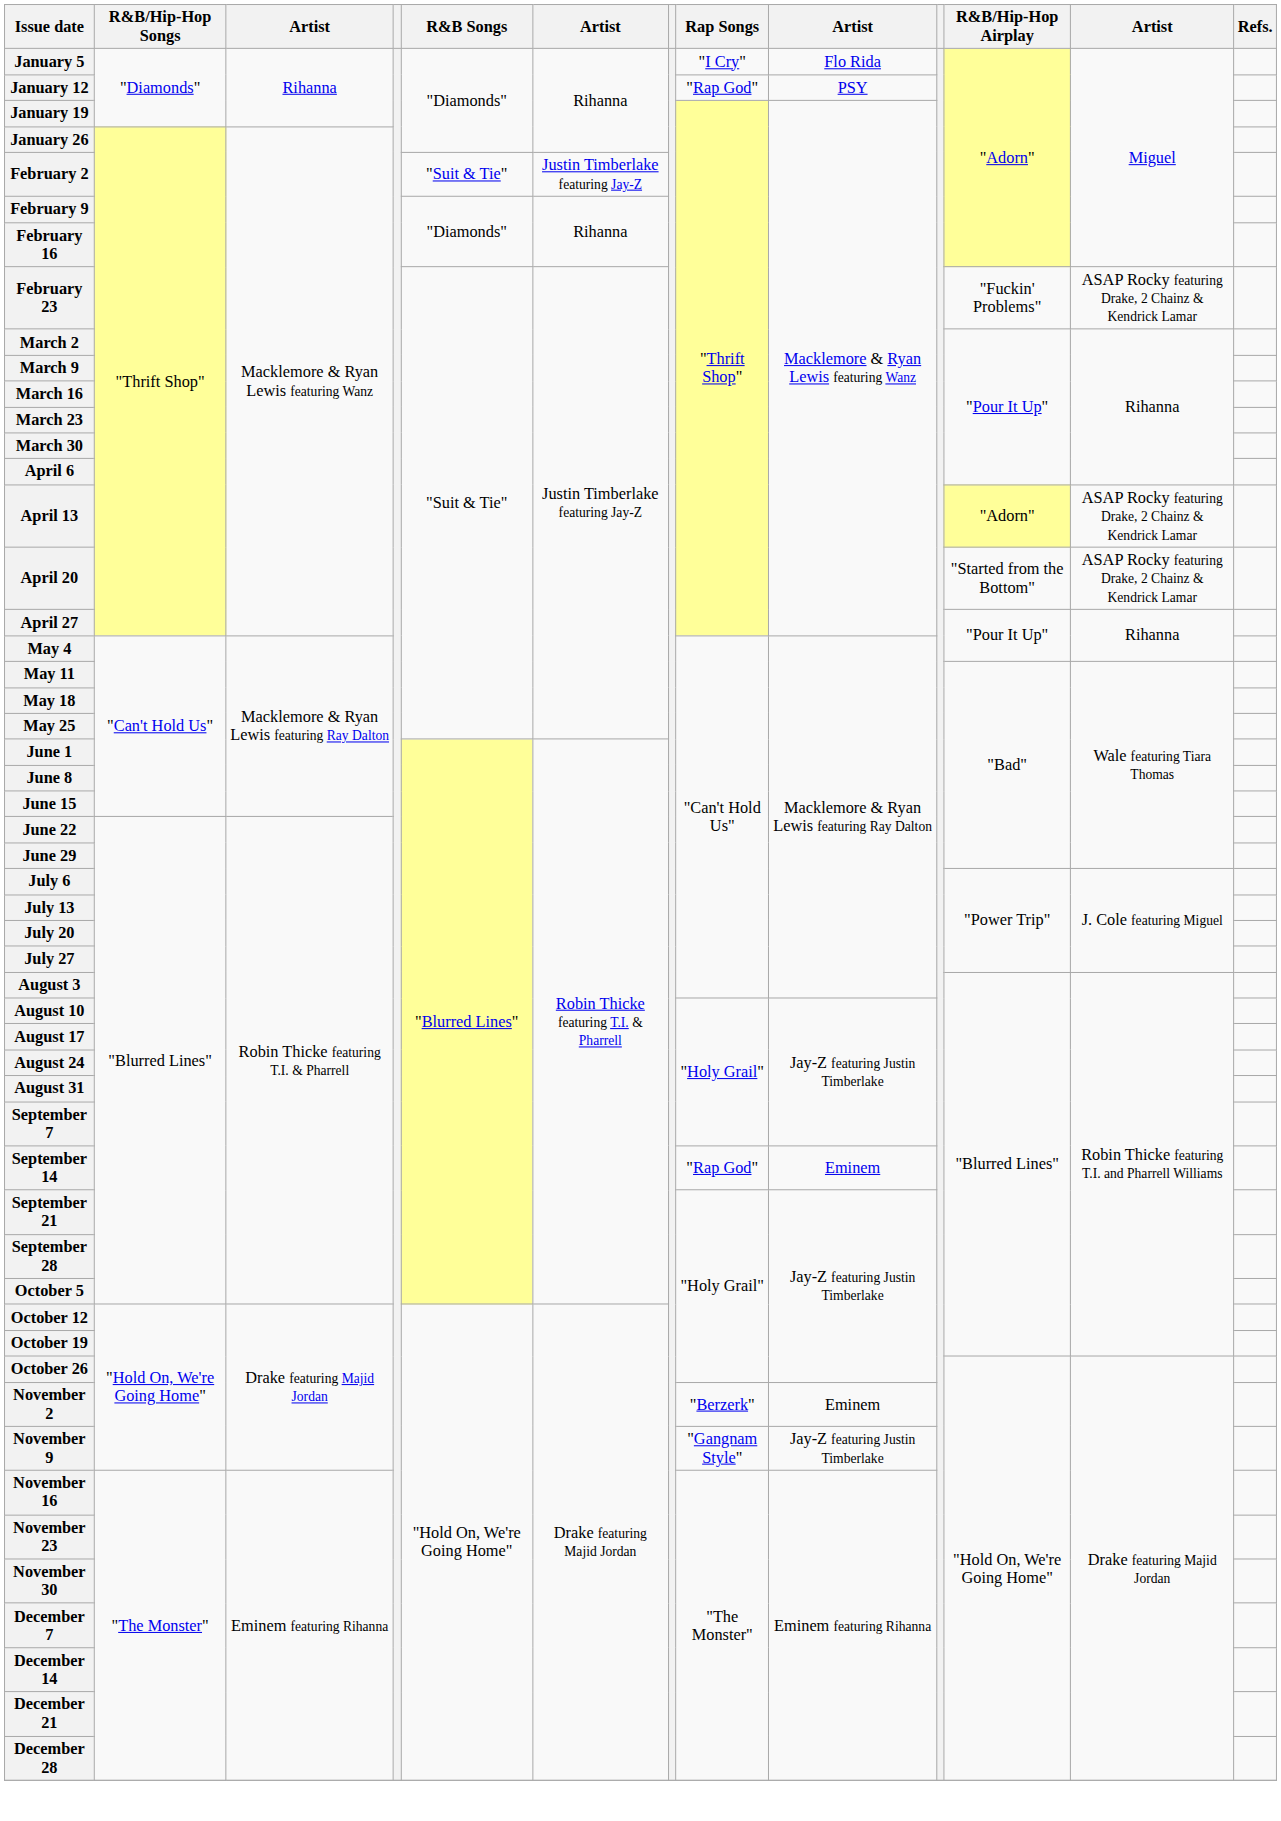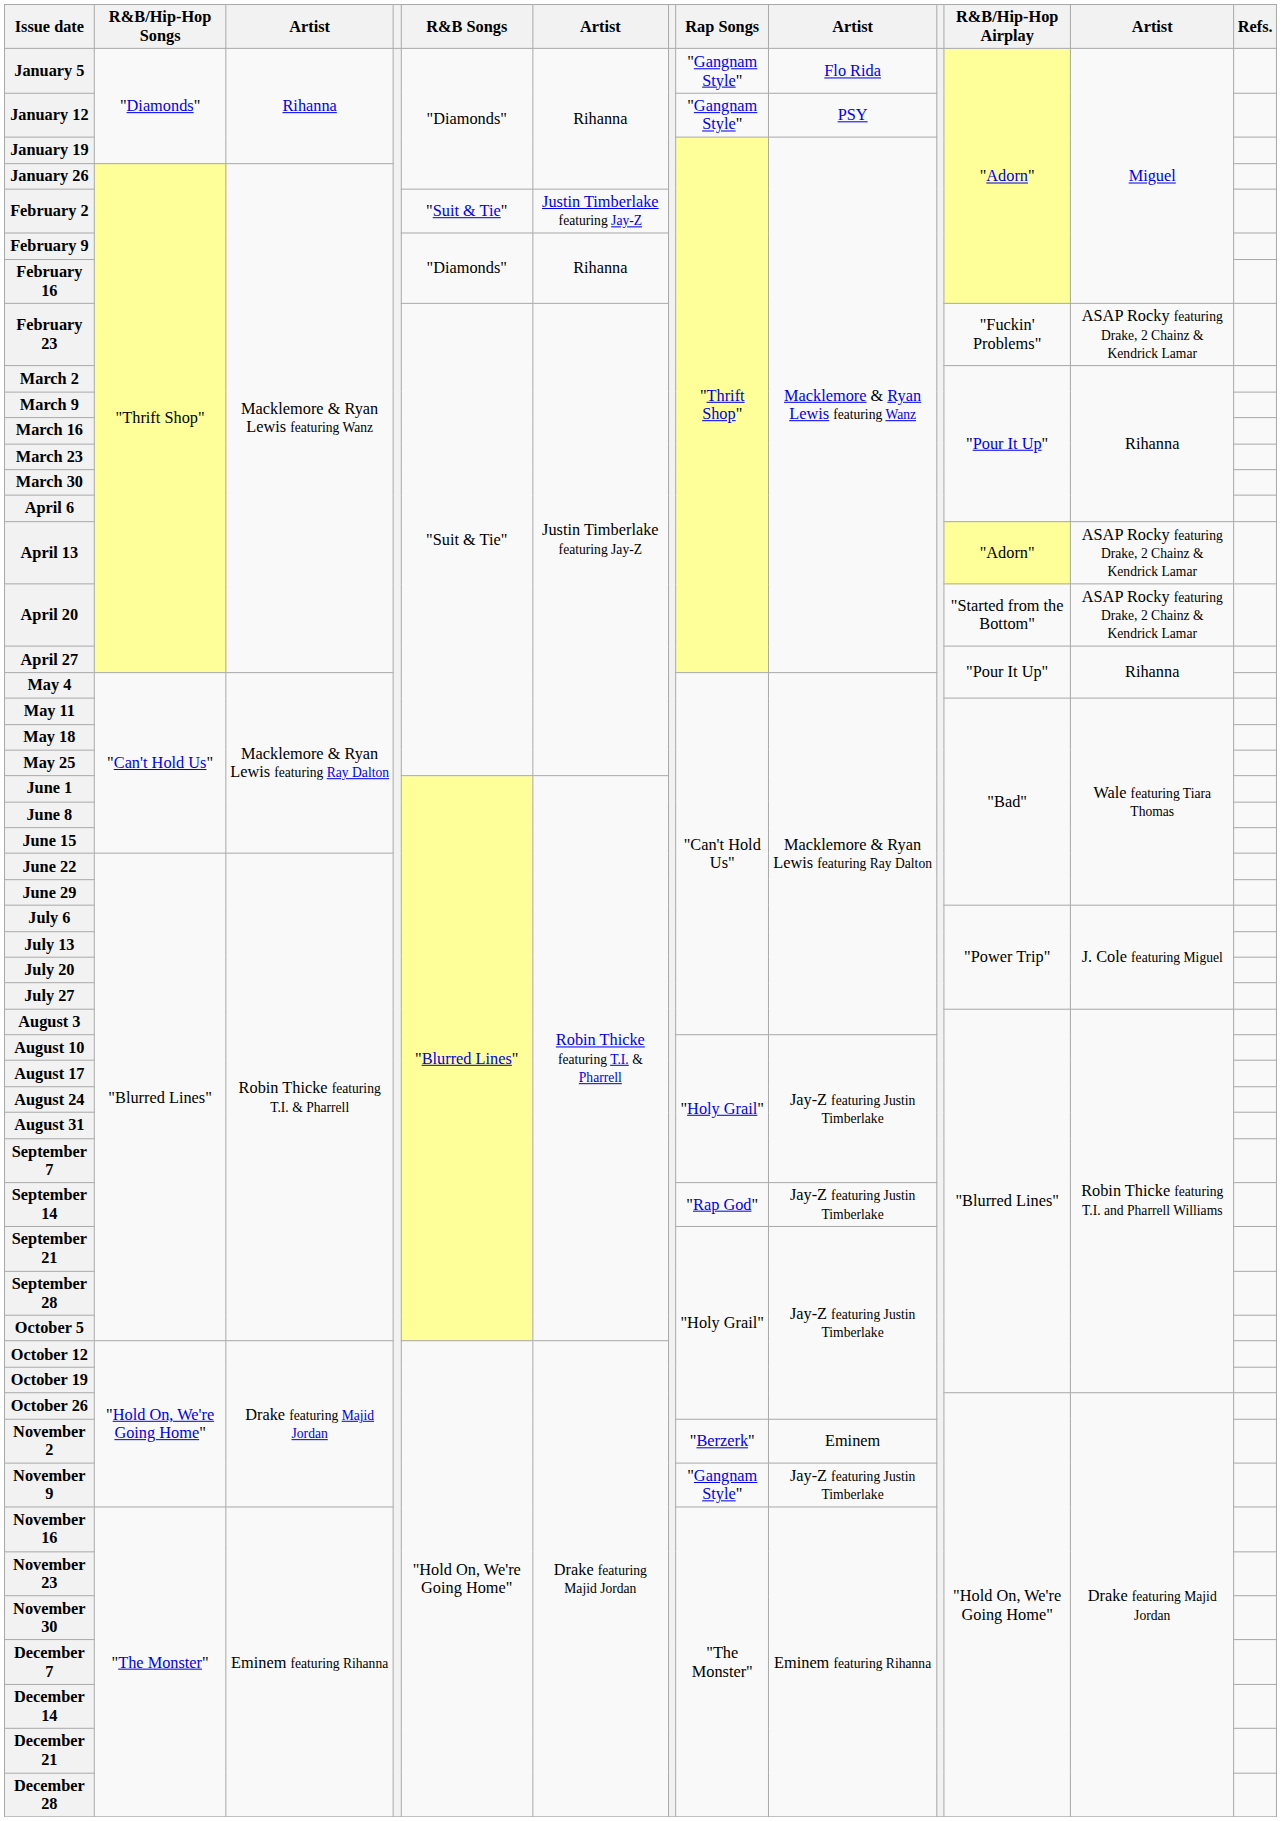(722, 61) "I Cry" -> (722, 70) "Gangnam Style"
(722, 87) "Rap God" -> (722, 115) "Gangnam Style"
(853, 1167) Eminem -> (853, 1204) Jay-Z featuring Justin Timberlake
